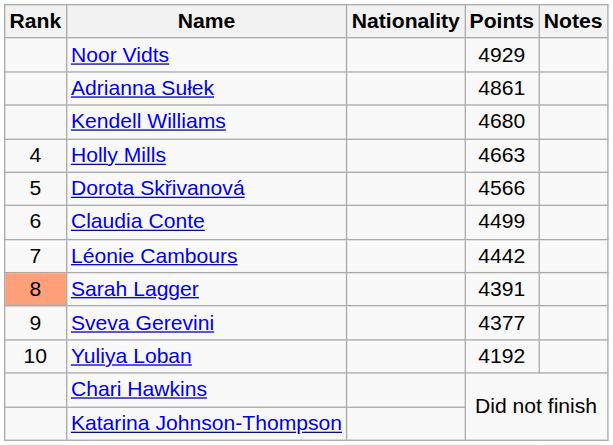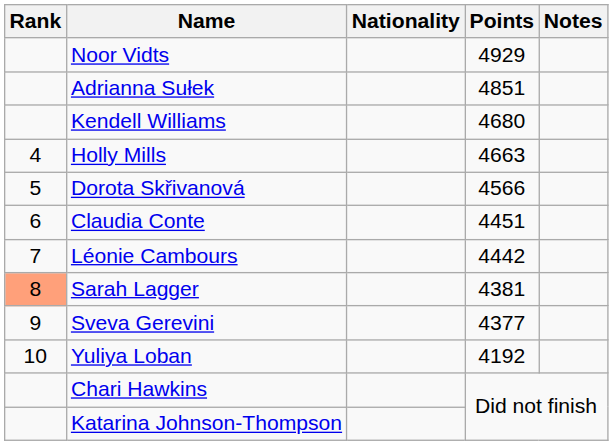(502, 88) 4861 -> (502, 88) 4851
(502, 222) 4499 -> (502, 222) 4451
(502, 289) 4391 -> (502, 289) 4381
